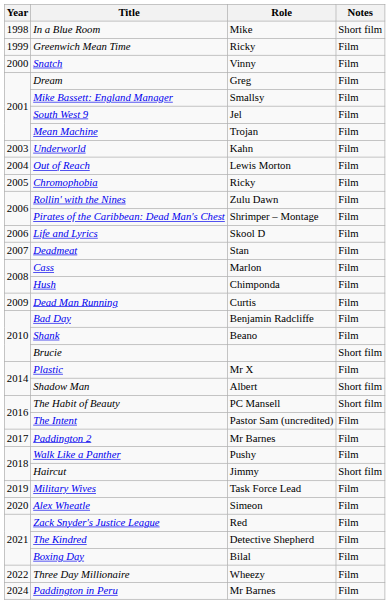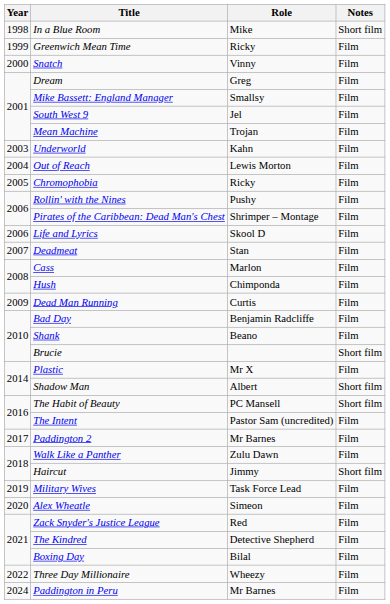(254, 200) Zulu Dawn -> (243, 200) Pushy
(243, 455) Pushy -> (254, 455) Zulu Dawn
